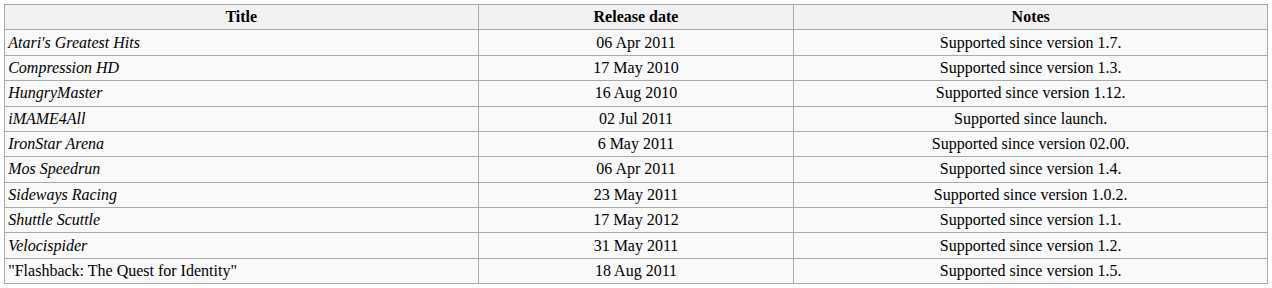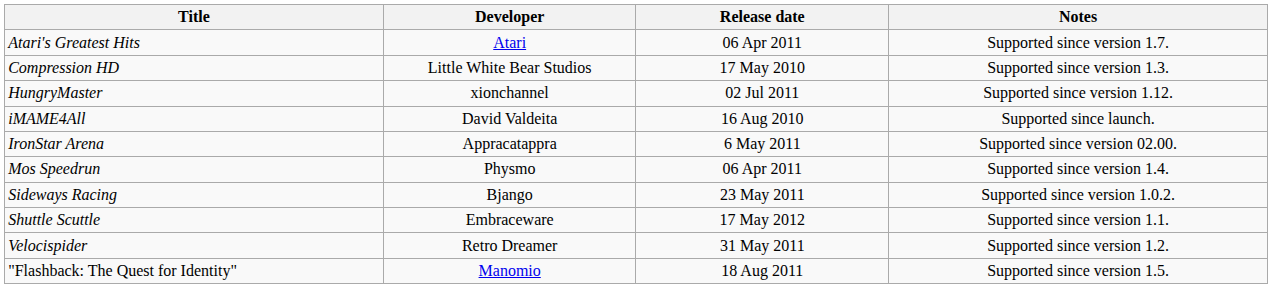+ column: (510, 17)
(636, 93) 16 Aug 2010 -> (762, 93) 02 Jul 2011
(636, 118) 02 Jul 2011 -> (762, 118) 16 Aug 2010
